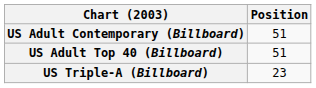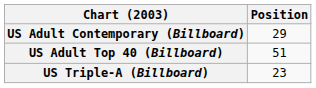(279, 34) 51 -> (279, 34) 29
